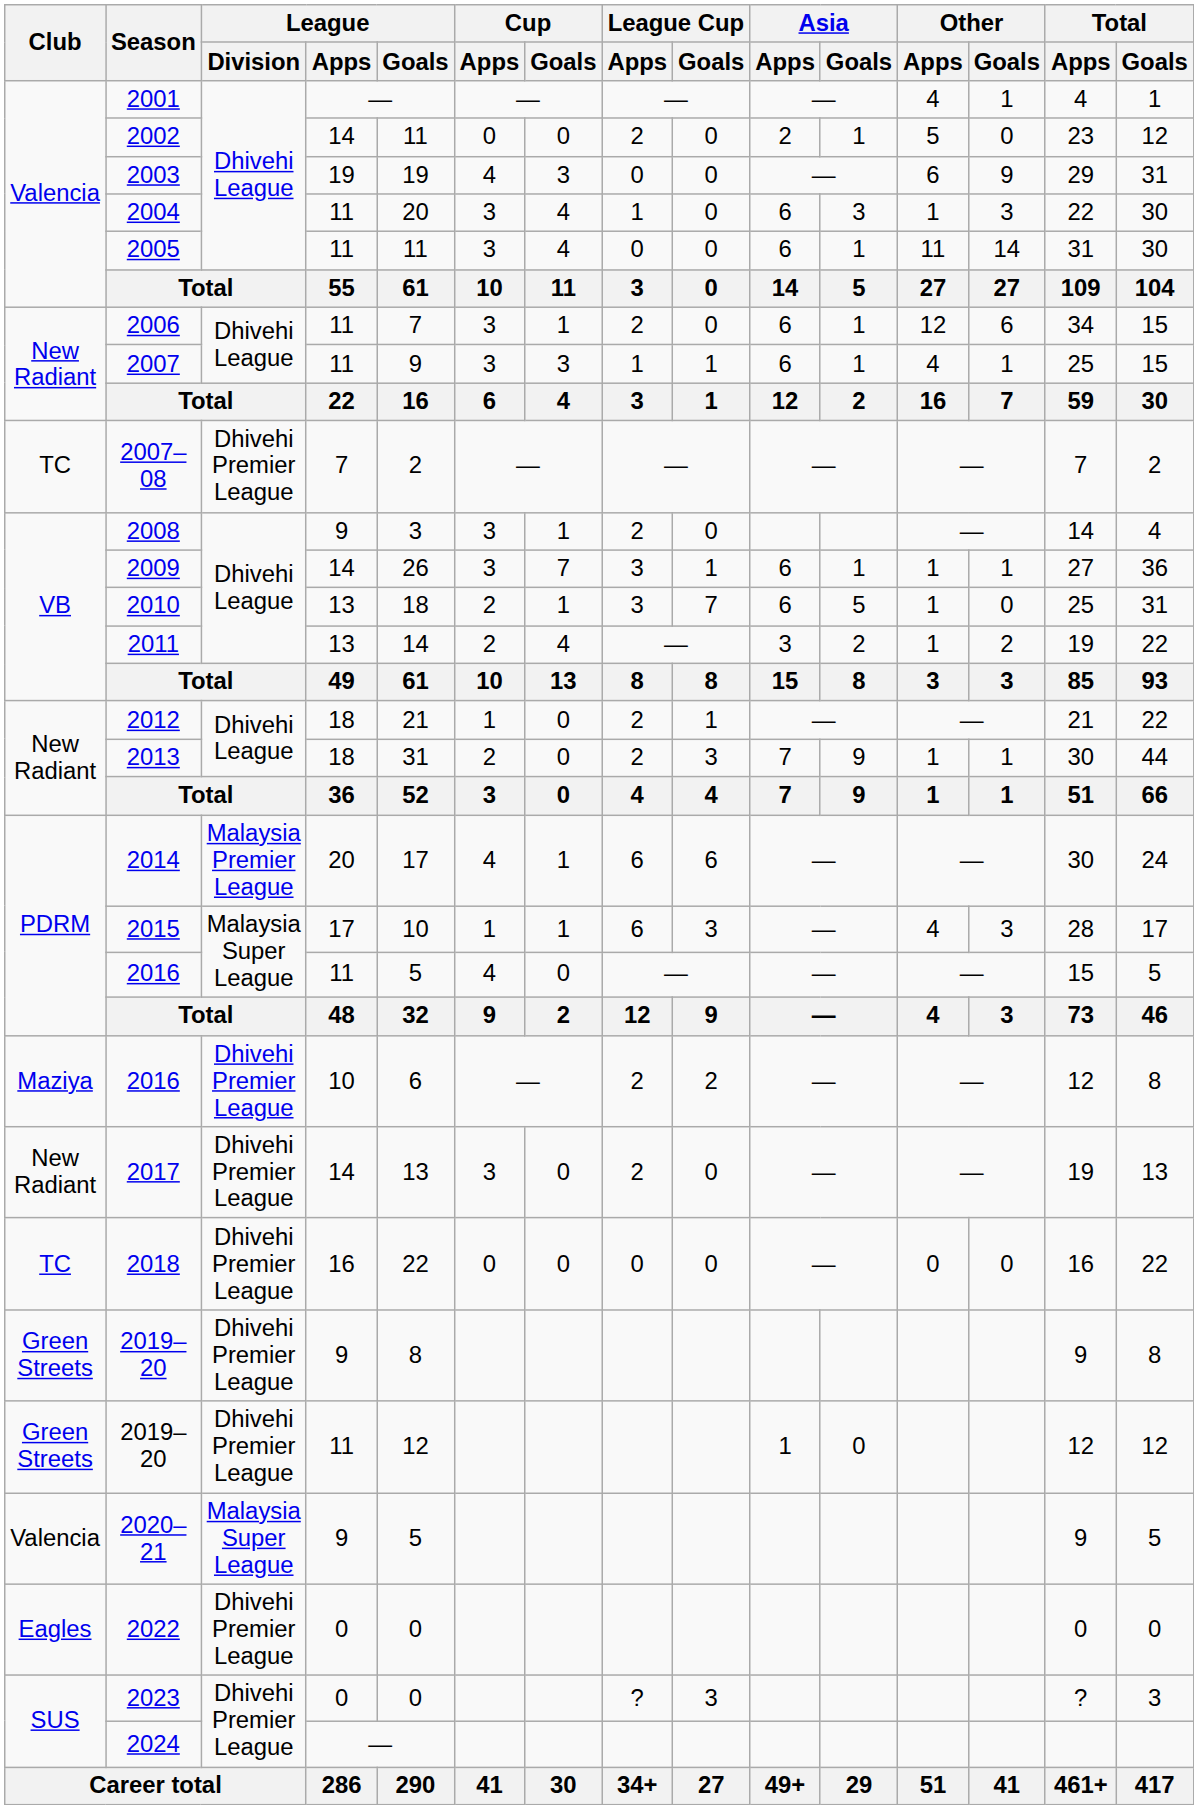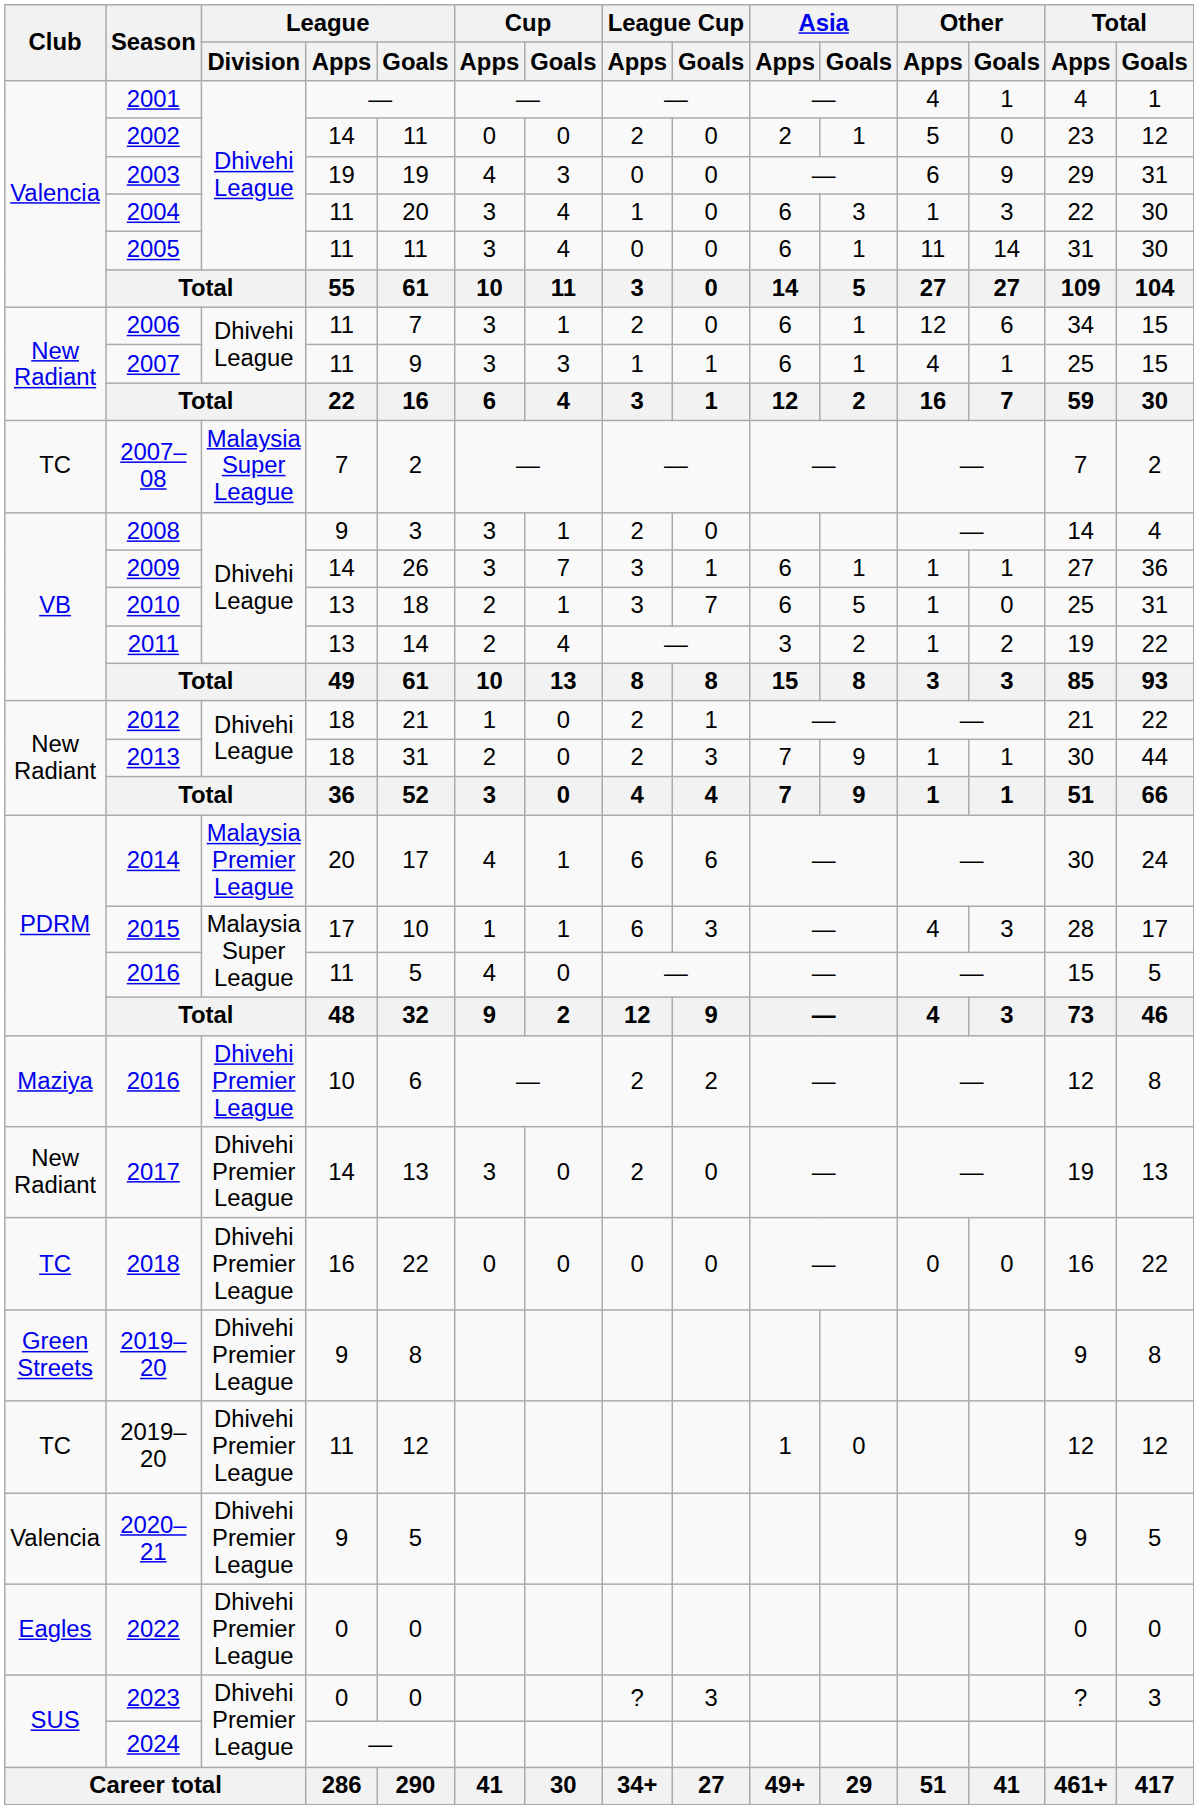(254, 466) Dhivehi Premier League -> (254, 466) Malaysia Super League
(55, 1446) Green Streets -> (55, 1446) TC
(254, 1537) Malaysia Super League -> (254, 1537) Dhivehi Premier League
